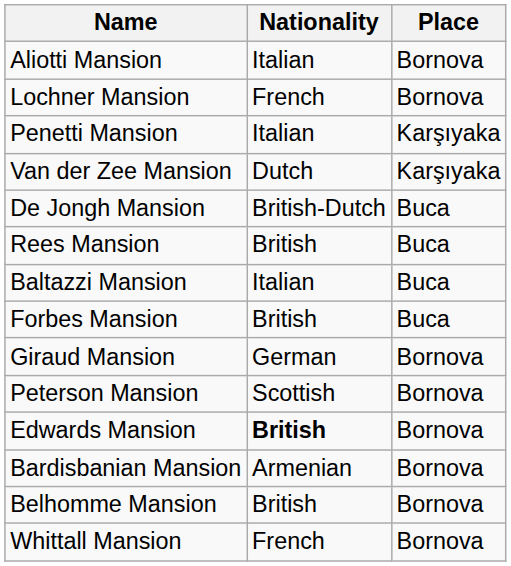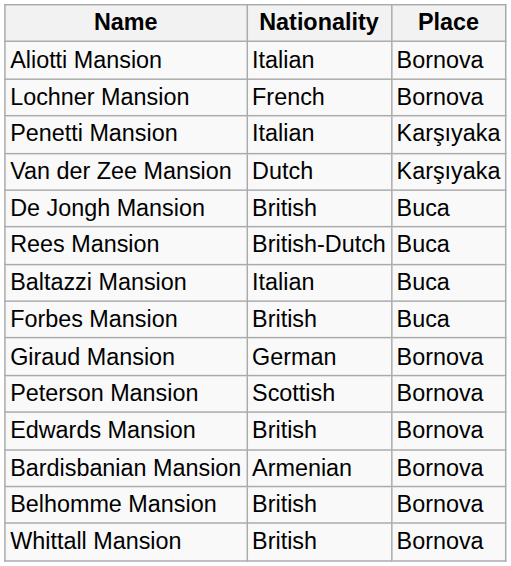(319, 208) British-Dutch -> (285, 208) British
(285, 245) British -> (319, 245) British-Dutch
(289, 430) bold -> (285, 430) normal
(288, 541) French -> (285, 541) British
